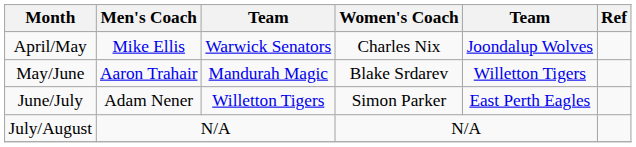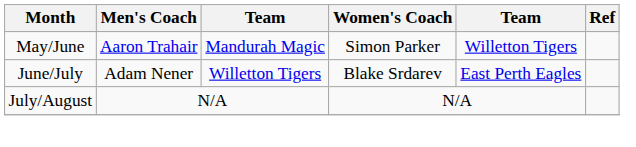- row: (50, 45)
(399, 73) Blake Srdarev -> (393, 45) Simon Parker
(399, 100) Simon Parker -> (393, 73) Blake Srdarev
